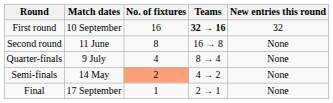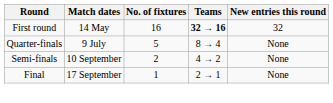(94, 28) 10 September -> (94, 28) 14 May
- row: (34, 43)
(156, 59) 4 -> (156, 43) 5
(94, 75) 14 May -> (94, 59) 10 September
(156, 75) lightsalmon background -> (156, 59) no background
